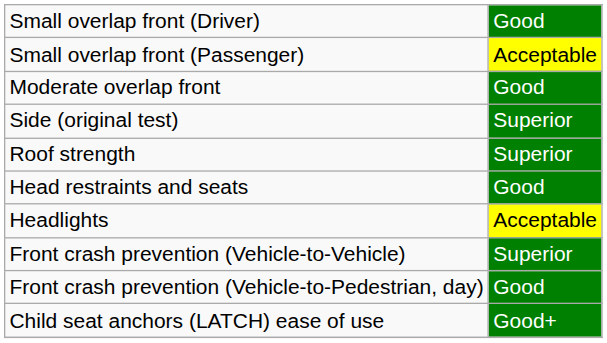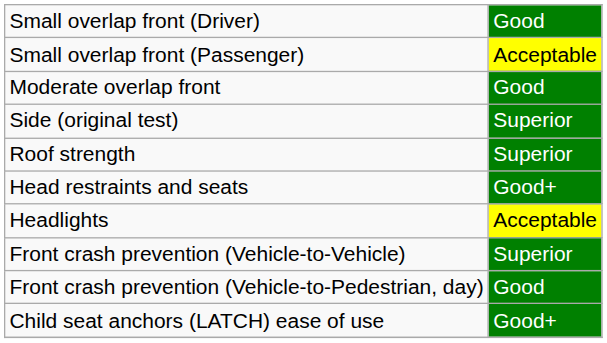(519, 187) Good -> (525, 187) Good+
